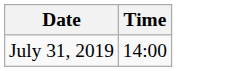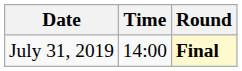+ column: (204, 19)
